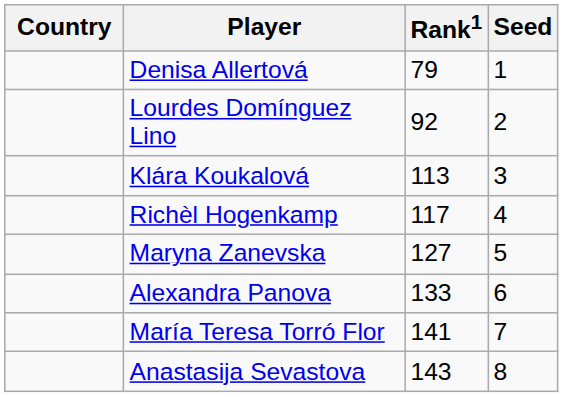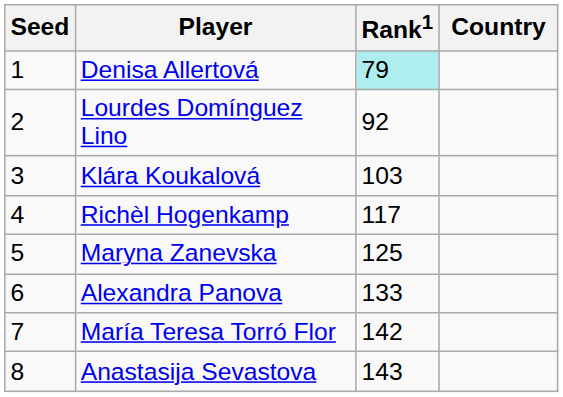columns swapped: (64, 27) <-> (523, 27)
(424, 69) no background -> (375, 69) paleturquoise background
(430, 175) 113 -> (382, 175) 103
(431, 253) 127 -> (382, 253) 125
(431, 331) 141 -> (382, 331) 142
